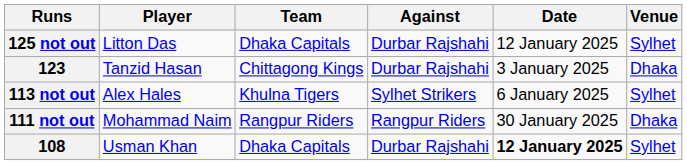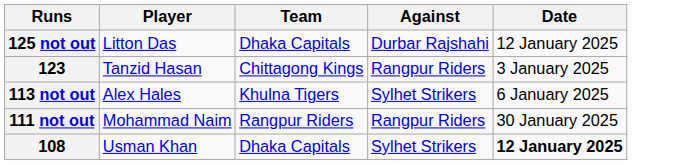- column: (654, 17)
(430, 69) Durbar Rajshahi -> (428, 69) Rangpur Riders
(430, 146) Durbar Rajshahi -> (424, 146) Sylhet Strikers
